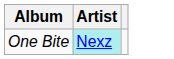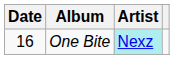+ column: (25, 16)
